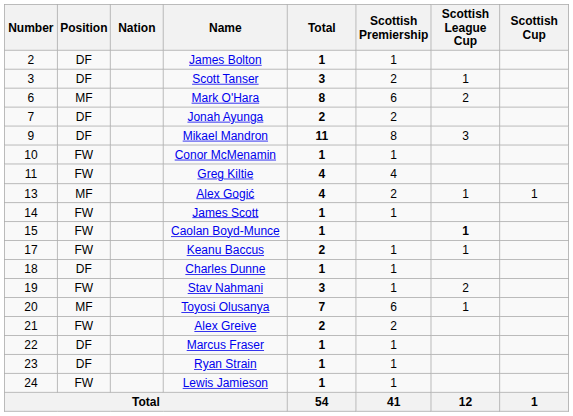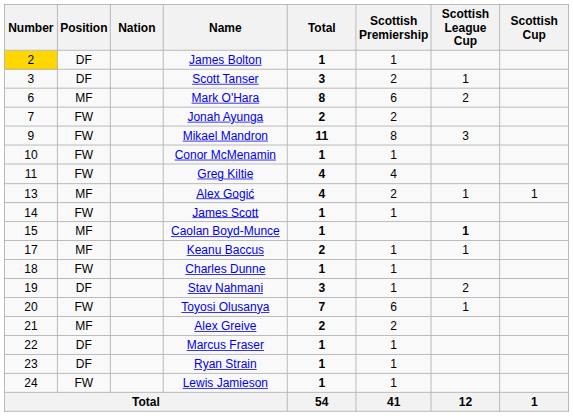(31, 60) no background -> (31, 60) gold background
(84, 117) DF -> (84, 117) FW
(84, 136) DF -> (84, 136) FW
(84, 231) FW -> (84, 231) MF
(84, 250) FW -> (84, 250) MF
(84, 269) DF -> (84, 269) FW
(84, 288) FW -> (84, 288) DF
(84, 307) MF -> (84, 307) FW
(84, 326) FW -> (84, 326) MF
